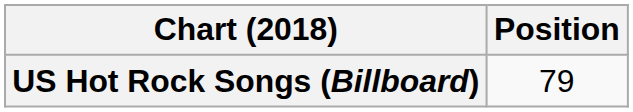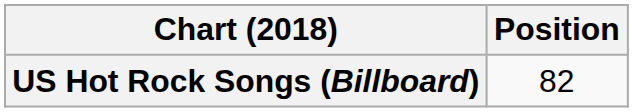(557, 80) 79 -> (557, 80) 82
